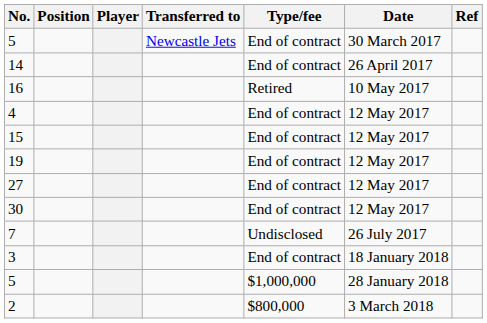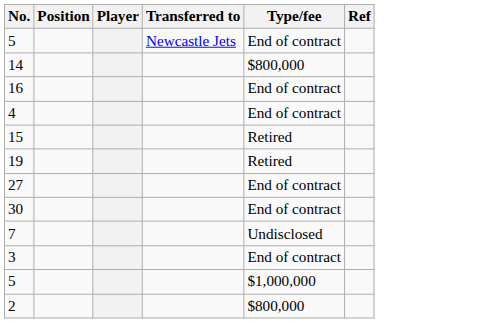- column: (398, 16)
(294, 64) End of contract -> (276, 64) $800,000
(270, 88) Retired -> (294, 88) End of contract
(294, 137) End of contract -> (270, 137) Retired
(294, 161) End of contract -> (270, 161) Retired
